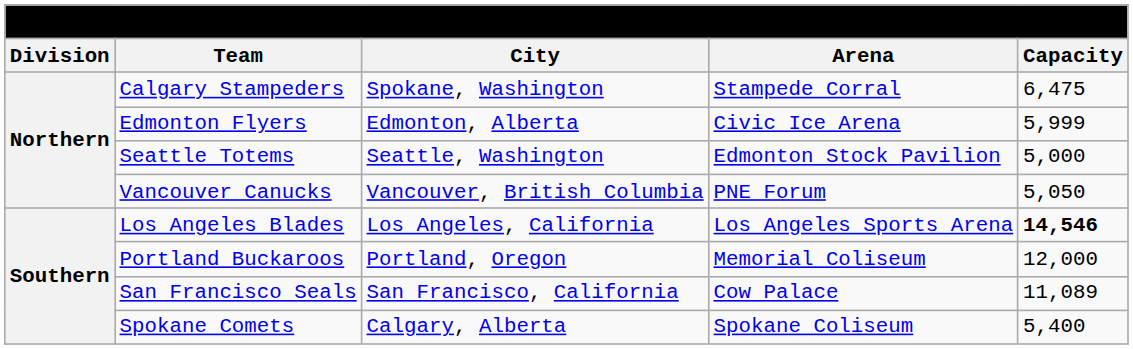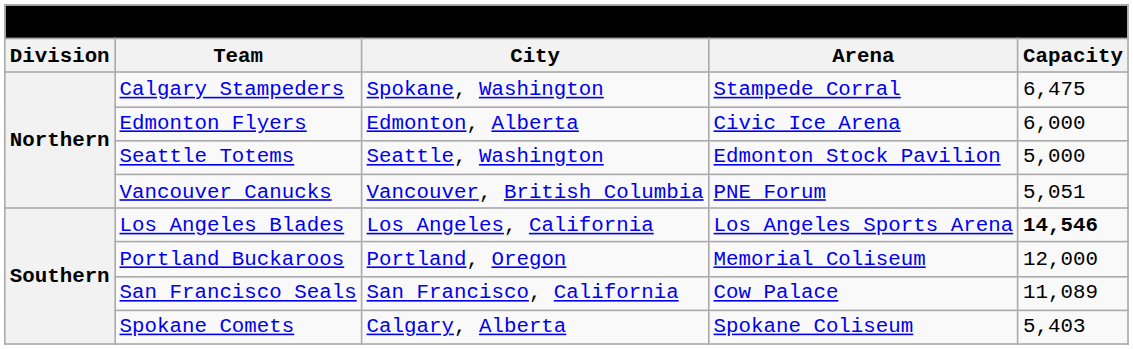(1054, 123) 5,999 -> (1054, 123) 6,000
(1054, 191) 5,050 -> (1054, 191) 5,051
(1054, 327) 5,400 -> (1054, 327) 5,403
